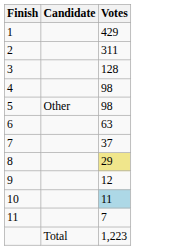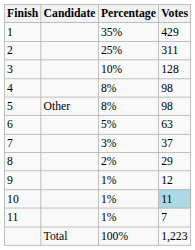+ column: (128, 13)
(107, 161) khaki background -> (167, 161) no background
